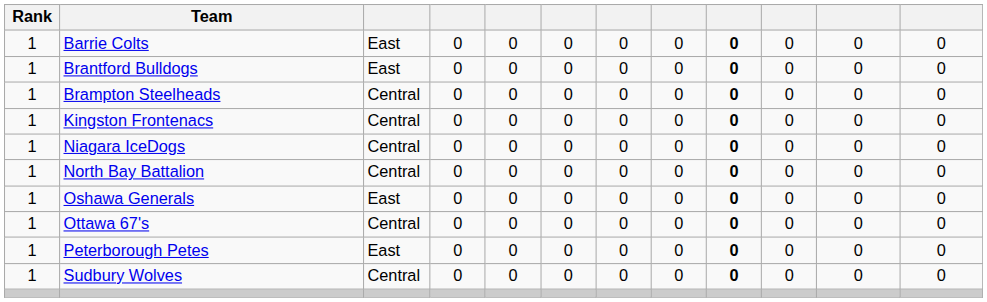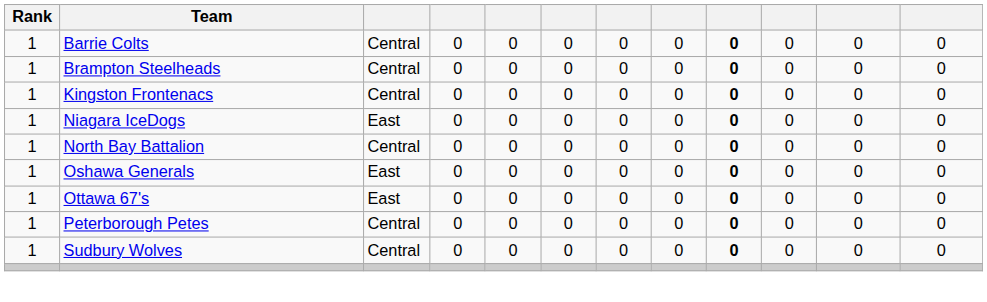(384, 43) East -> (394, 43) Central
- row: (131, 69)
(394, 146) Central -> (384, 120) East
(394, 224) Central -> (384, 198) East
(384, 250) East -> (394, 224) Central
